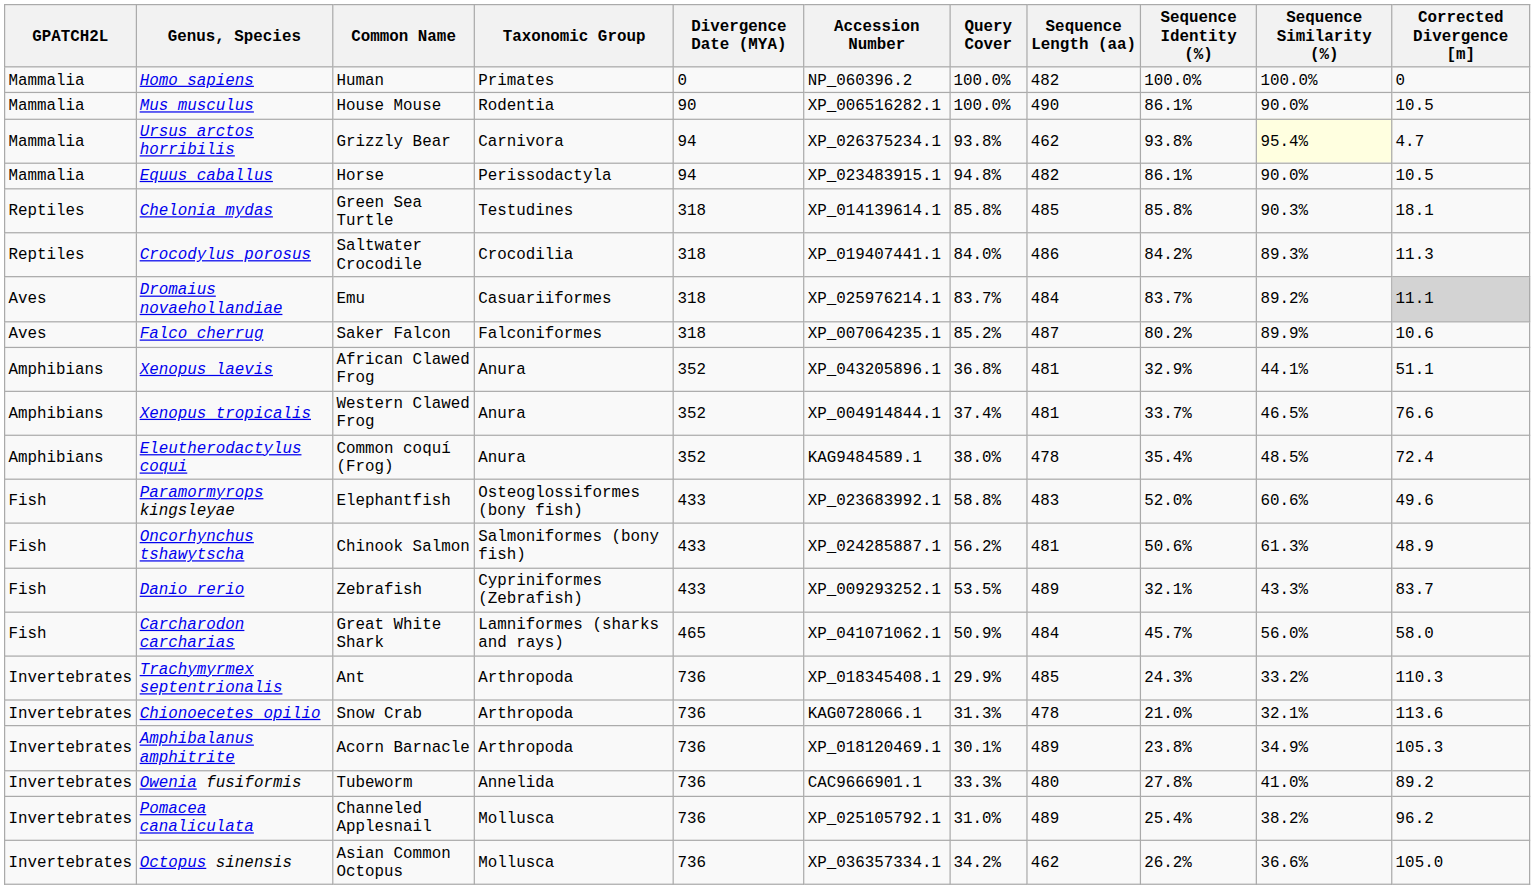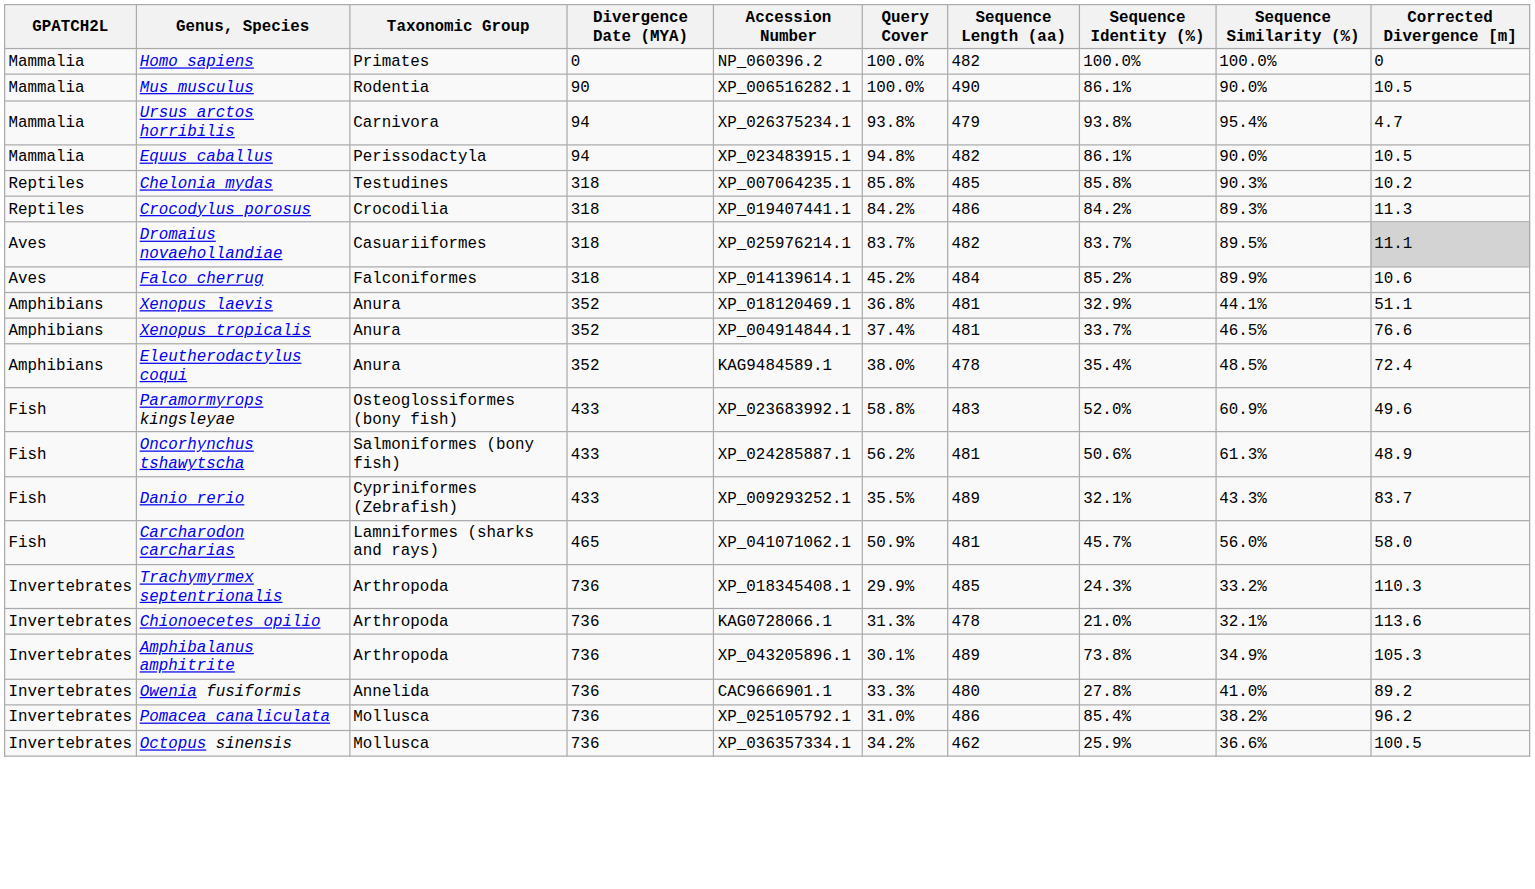- column: (404, 36)
(1045, 141) 462 -> (966, 123) 479
(1284, 141) lightyellow background -> (1243, 123) no background
(874, 211) XP_014139614.1 -> (784, 183) XP_007064235.1
(1415, 211) 18.1 -> (1393, 183) 10.2
(977, 255) 84.0% -> (890, 209) 84.2%
(1045, 299) 484 -> (966, 244) 482
(1284, 299) 89.2% -> (1243, 244) 89.5%
(874, 334) XP_007064235.1 -> (784, 279) XP_014139614.1
(977, 334) 85.2% -> (890, 279) 45.2%
(1045, 334) 487 -> (966, 279) 484
(1168, 334) 80.2% -> (1107, 279) 85.2%
(874, 369) XP_043205896.1 -> (784, 305) XP_018120469.1
(1284, 502) 60.6% -> (1243, 410) 60.9%
(977, 590) 53.5% -> (890, 498) 35.5%
(1045, 634) 484 -> (966, 543) 481
(874, 748) XP_018120469.1 -> (784, 657) XP_043205896.1
(1168, 748) 23.8% -> (1107, 657) 73.8%
(1045, 818) 489 -> (966, 718) 486
(1168, 818) 25.4% -> (1107, 718) 85.4%
(1168, 862) 26.2% -> (1107, 743) 25.9%
(1419, 862) 105.0 -> (1398, 743) 100.5
